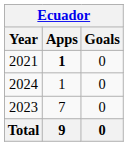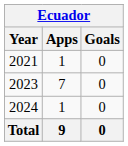(62, 61) bold -> (62, 61) normal
rows swapped: (24, 107) <-> (24, 84)
